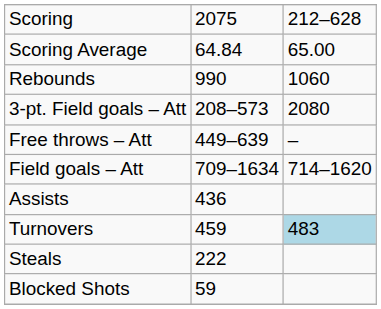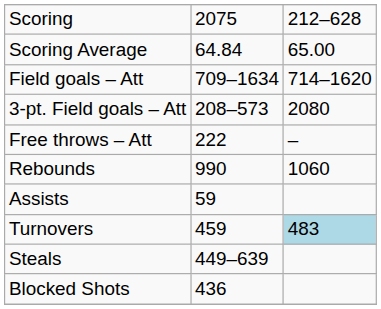rows swapped: (76, 169) <-> (52, 79)
(232, 139) 449–639 -> (211, 139) 222
(211, 199) 436 -> (206, 199) 59
(211, 259) 222 -> (232, 259) 449–639
(206, 288) 59 -> (211, 288) 436
